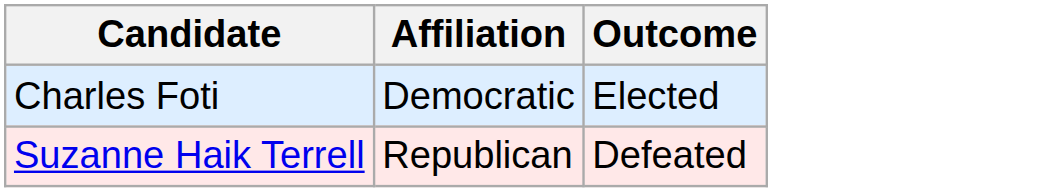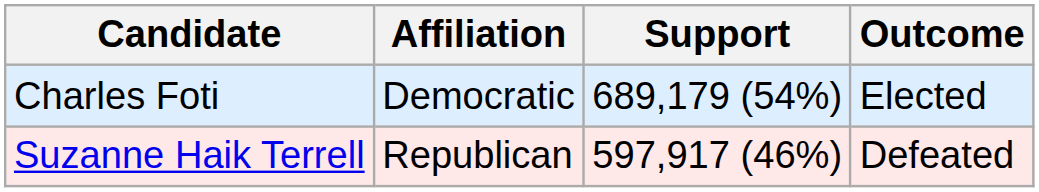+ column: (717, 34)
